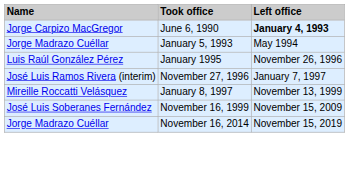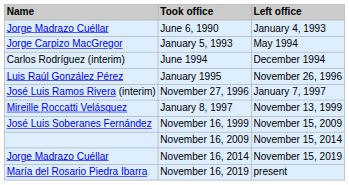(65, 28) Jorge Carpizo MacGregor -> (58, 28) Jorge Madrazo Cuéllar
(291, 28) bold -> (290, 28) normal
(58, 44) Jorge Madrazo Cuéllar -> (65, 44) Jorge Carpizo MacGregor
+ row: (184, 60)
+ row: (205, 140)
+ row: (205, 172)
